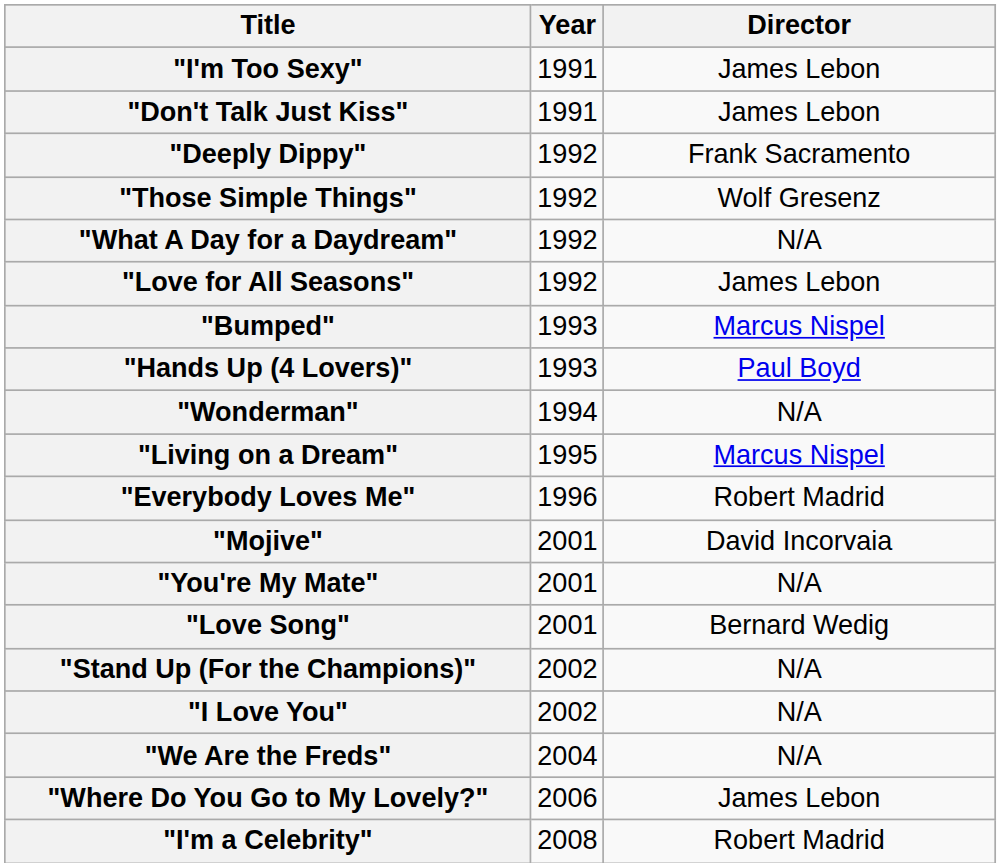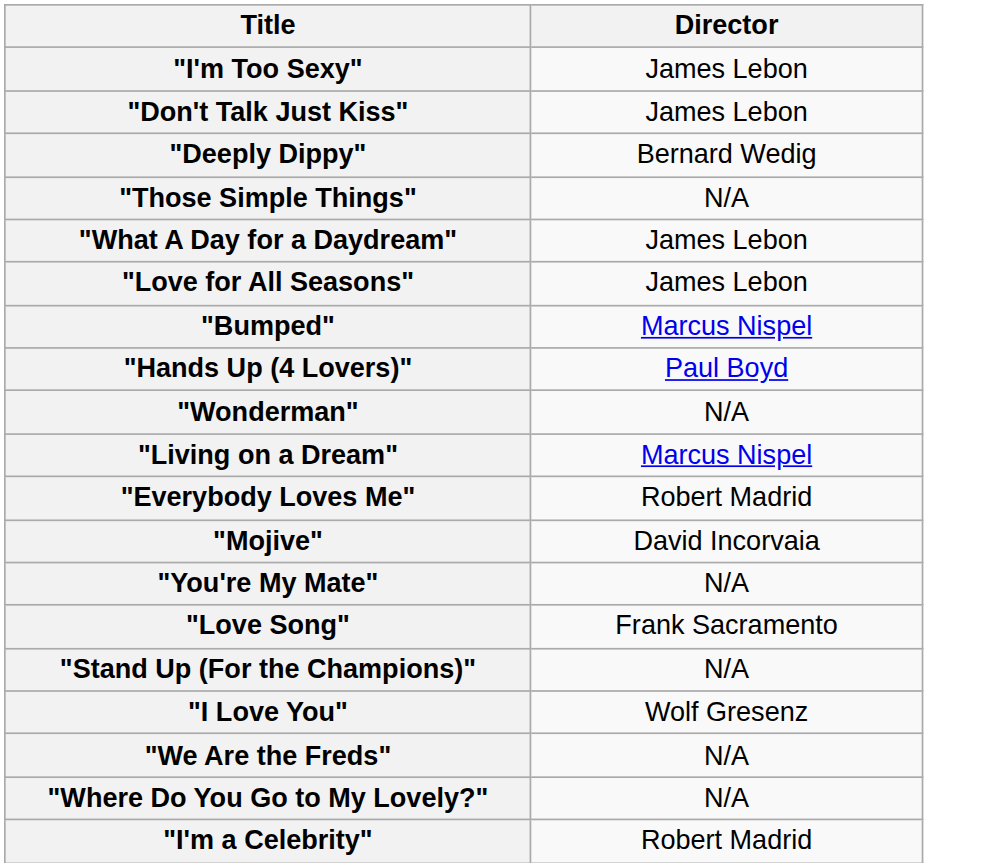- column: (567, 25)
(799, 154) Frank Sacramento -> (727, 154) Bernard Wedig
(799, 197) Wolf Gresenz -> (727, 197) N/A
(799, 240) N/A -> (727, 240) James Lebon
(799, 626) Bernard Wedig -> (727, 626) Frank Sacramento
(799, 712) N/A -> (727, 712) Wolf Gresenz
(799, 797) James Lebon -> (727, 797) N/A
